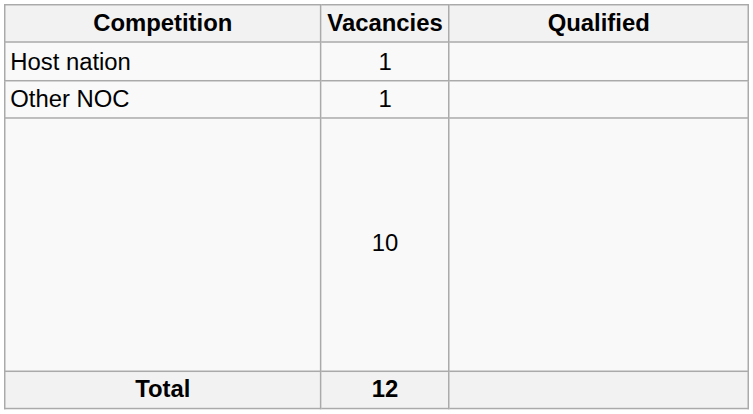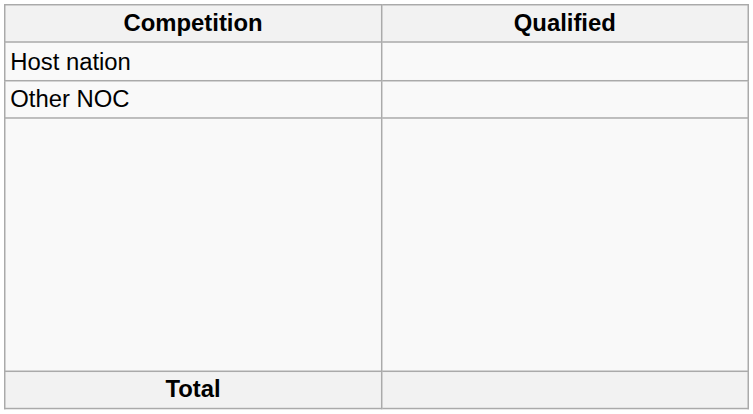- column: (385, 23)
